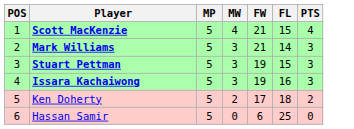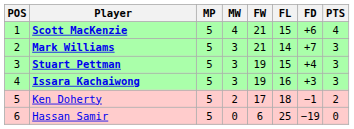+ column: (310, 13)
